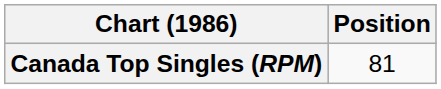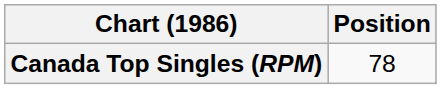(382, 63) 81 -> (382, 63) 78
